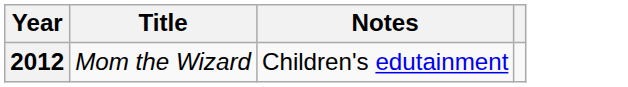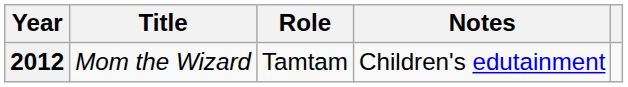+ column: (305, 23)
